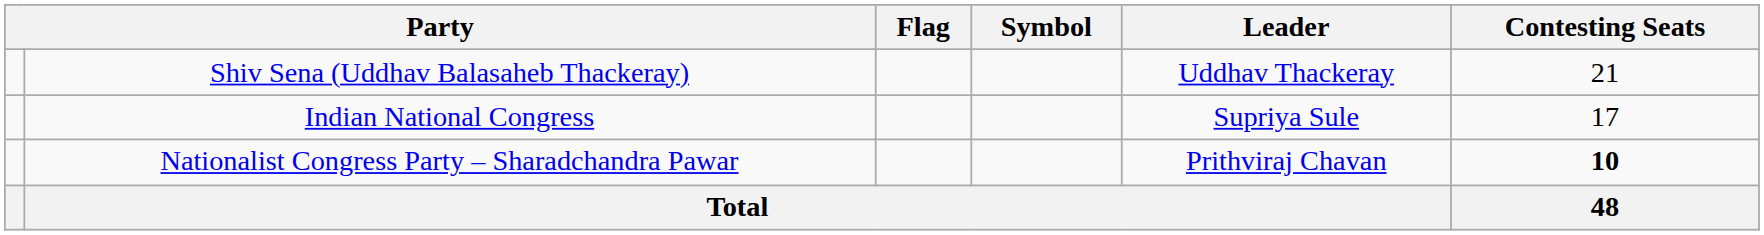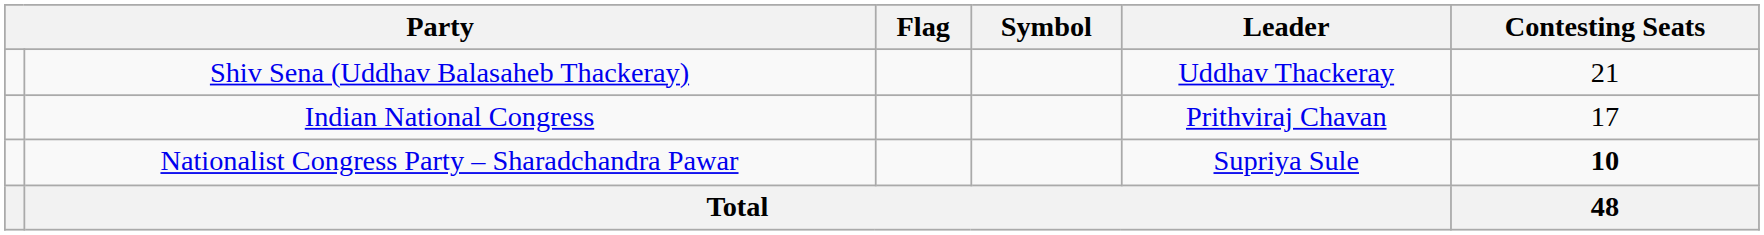(1286, 116) Supriya Sule -> (1286, 116) Prithviraj Chavan
(1286, 161) Prithviraj Chavan -> (1286, 161) Supriya Sule
